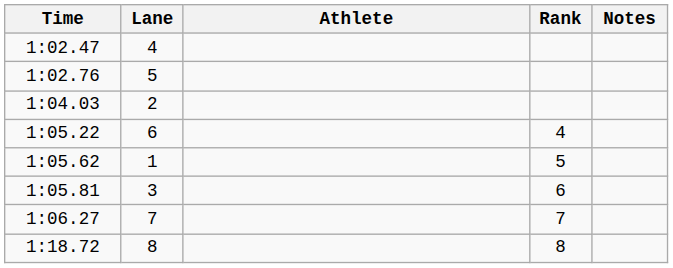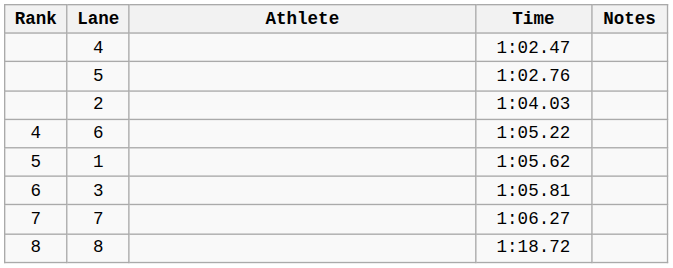columns swapped: (560, 19) <-> (63, 19)
